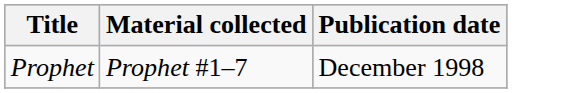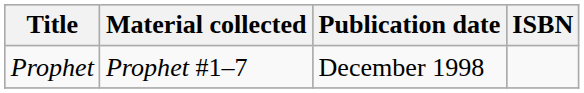+ column: (543, 25)
